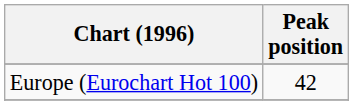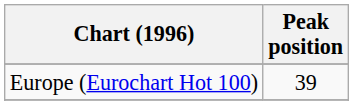(306, 81) 42 -> (306, 81) 39
